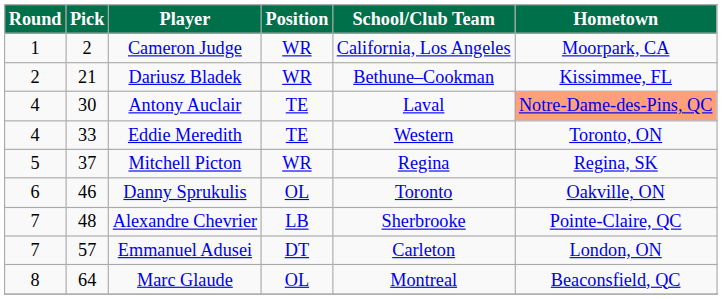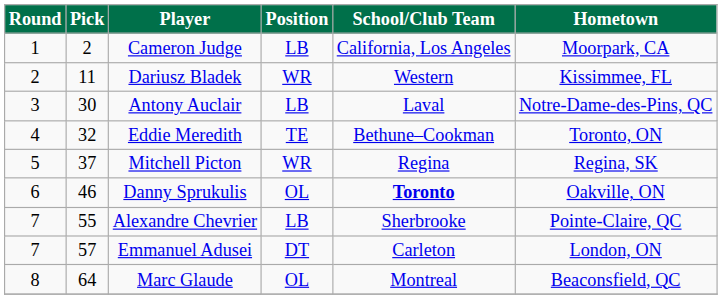(297, 47) WR -> (297, 47) LB
(87, 76) 21 -> (87, 76) 11
(424, 76) Bethune–Cookman -> (424, 76) Western
(35, 105) 4 -> (35, 105) 3
(297, 105) TE -> (297, 105) LB
(616, 105) lightsalmon background -> (616, 105) no background
(87, 134) 33 -> (87, 134) 32
(424, 134) Western -> (424, 134) Bethune–Cookman
(424, 192) normal -> (424, 192) bold
(87, 221) 48 -> (87, 221) 55
